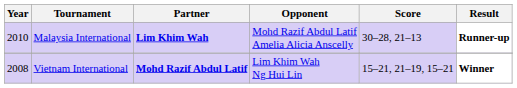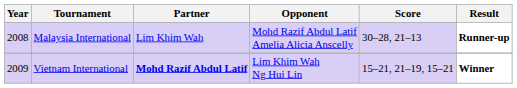(18, 37) 2010 -> (18, 37) 2008
(172, 37) bold -> (170, 37) normal
(18, 68) 2008 -> (18, 68) 2009
